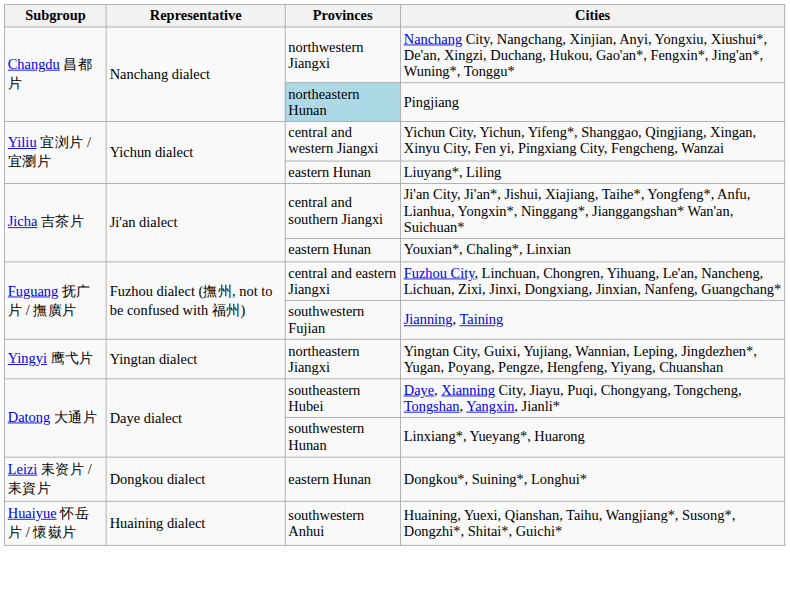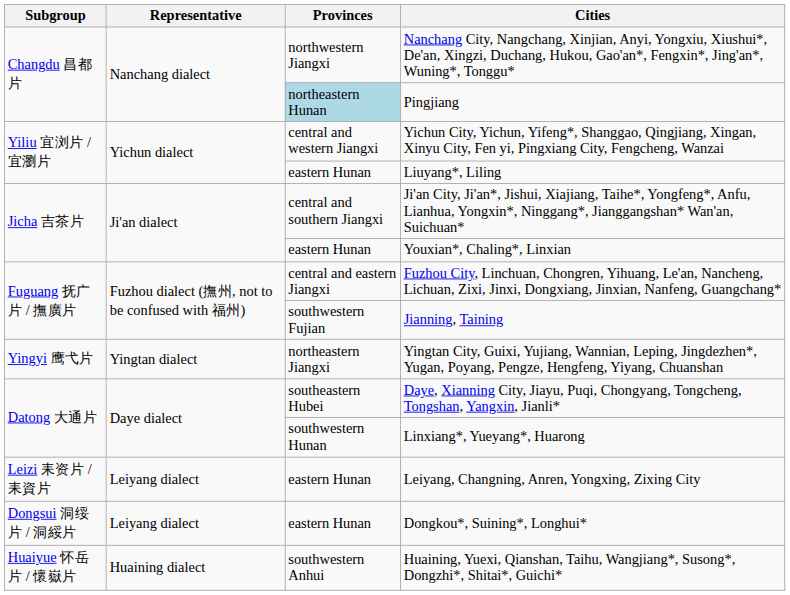+ row: (552, 478)
(50, 478) Leizi 耒资片 / 耒資片 -> (48, 522) Dongsui 洞绥片 / 洞綏片
(158, 478) Dongkou dialect -> (154, 523) Leiyang dialect
